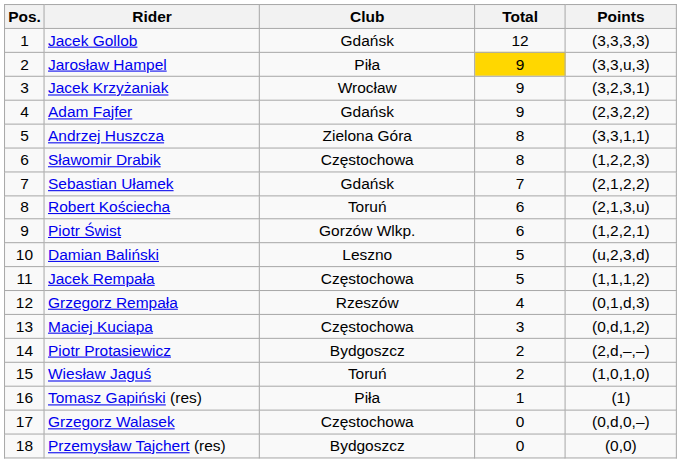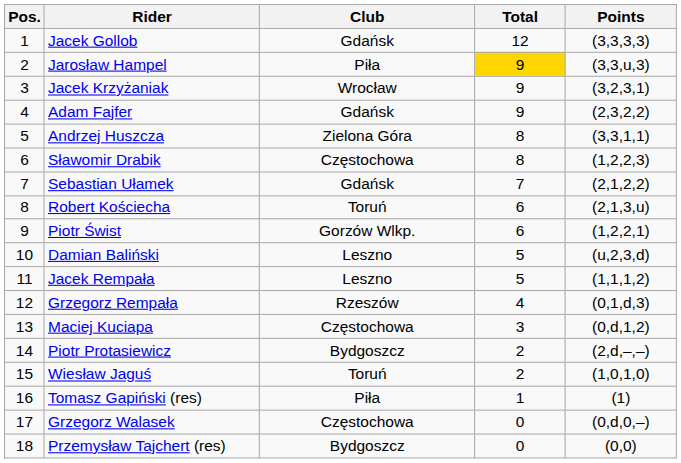(367, 279) Częstochowa -> (367, 279) Leszno
